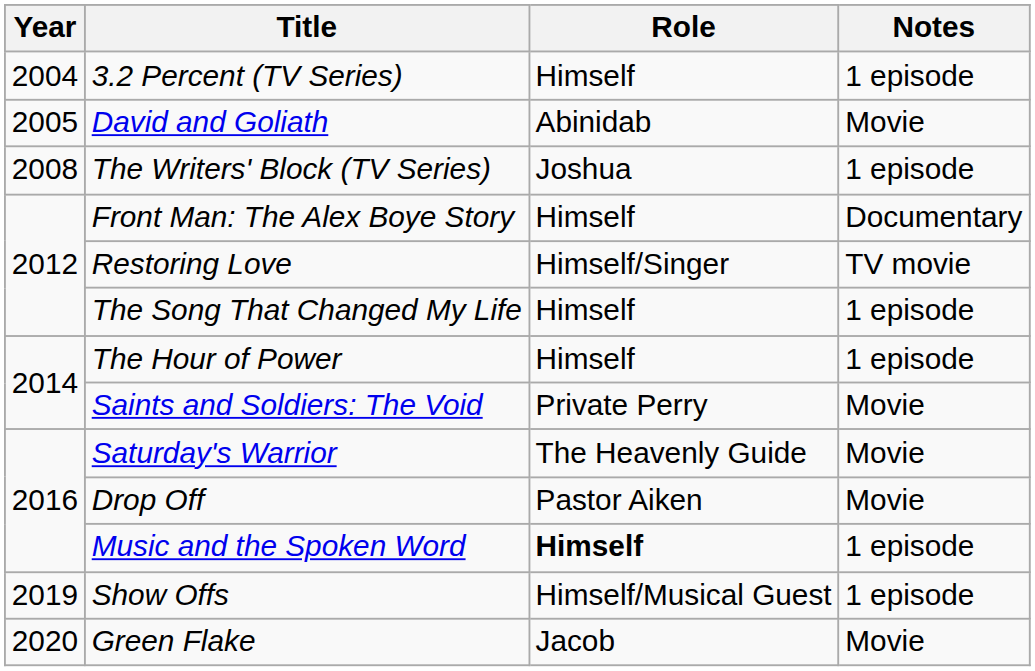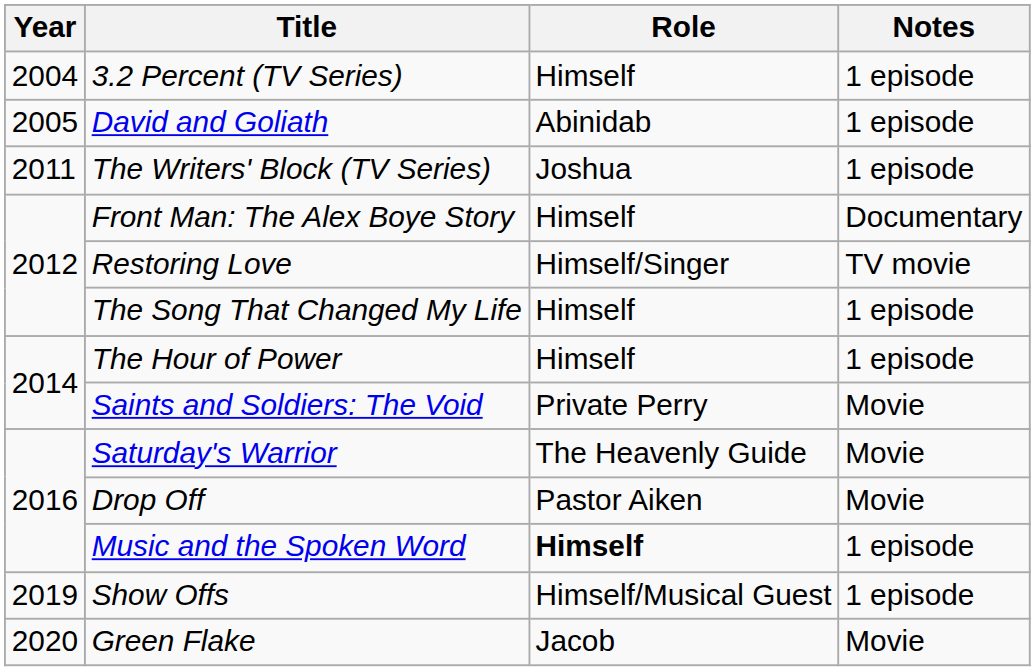(885, 122) Movie -> (910, 122) 1 episode
(45, 169) 2008 -> (44, 169) 2011
